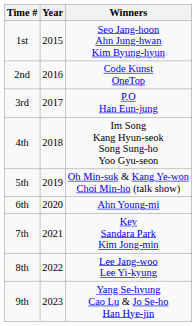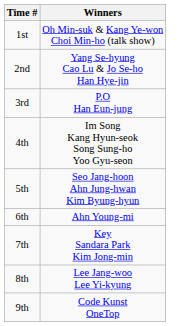- column: (53, 12)
(128, 40) Seo Jang-hoon Ahn Jung-hwan Kim Byung-hyun -> (103, 35) Oh Min-suk & Kang Ye-won Choi Min-ho (talk show)
(128, 74) Code Kunst OneTop -> (103, 69) Yang Se-hyung Cao Lu & Jo Se-ho Han Hye-jin
(128, 182) Oh Min-suk & Kang Ye-won Choi Min-ho (talk show) -> (103, 188) Seo Jang-hoon Ahn Jung-hwan Kim Byung-hyun
(128, 301) Yang Se-hyung Cao Lu & Jo Se-ho Han Hye-jin -> (103, 307) Code Kunst OneTop
